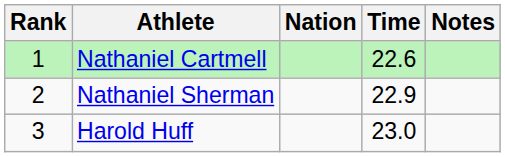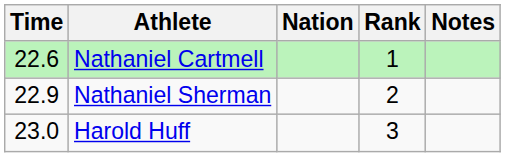columns swapped: (38, 22) <-> (394, 22)
